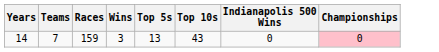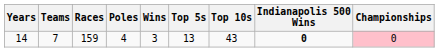+ column: (124, 18)
(270, 39) normal -> (304, 39) bold
